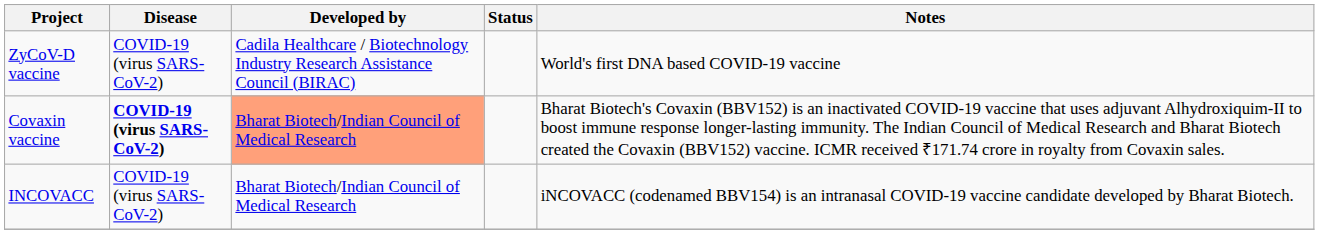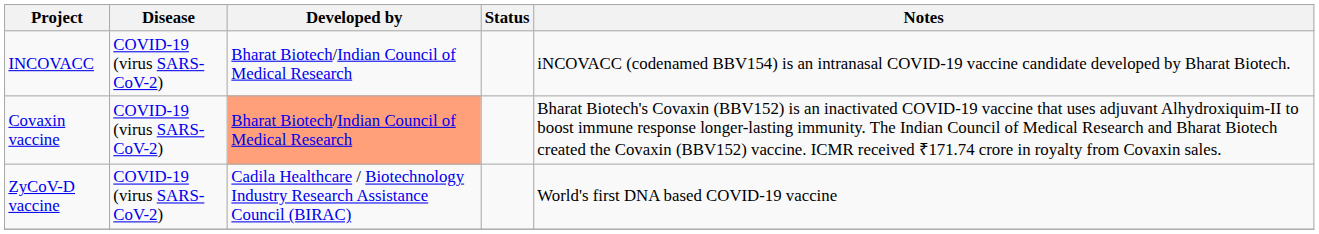rows swapped: (42, 63) <-> (51, 196)
(161, 129) bold -> (159, 129) normal
